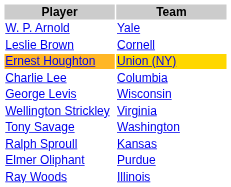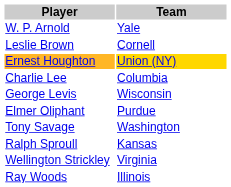rows swapped: (45, 160) <-> (57, 111)
